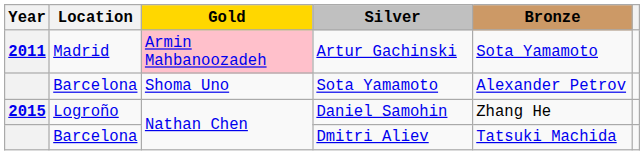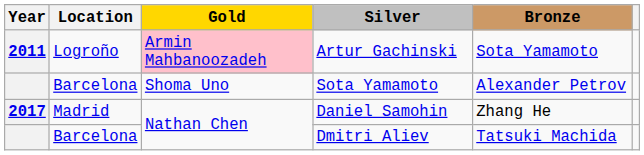(81, 52) Madrid -> (86, 52) Logroño
(27, 112) 2015 -> (27, 112) 2017
(86, 112) Logroño -> (81, 112) Madrid
